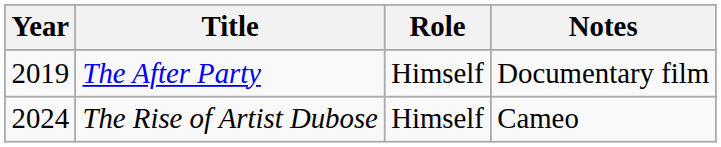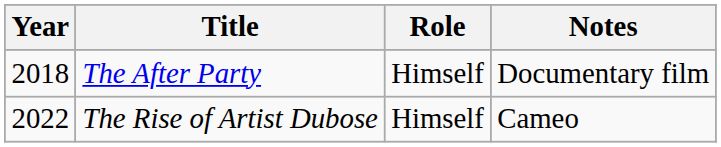(40, 73) 2019 -> (40, 73) 2018
(40, 118) 2024 -> (40, 118) 2022
